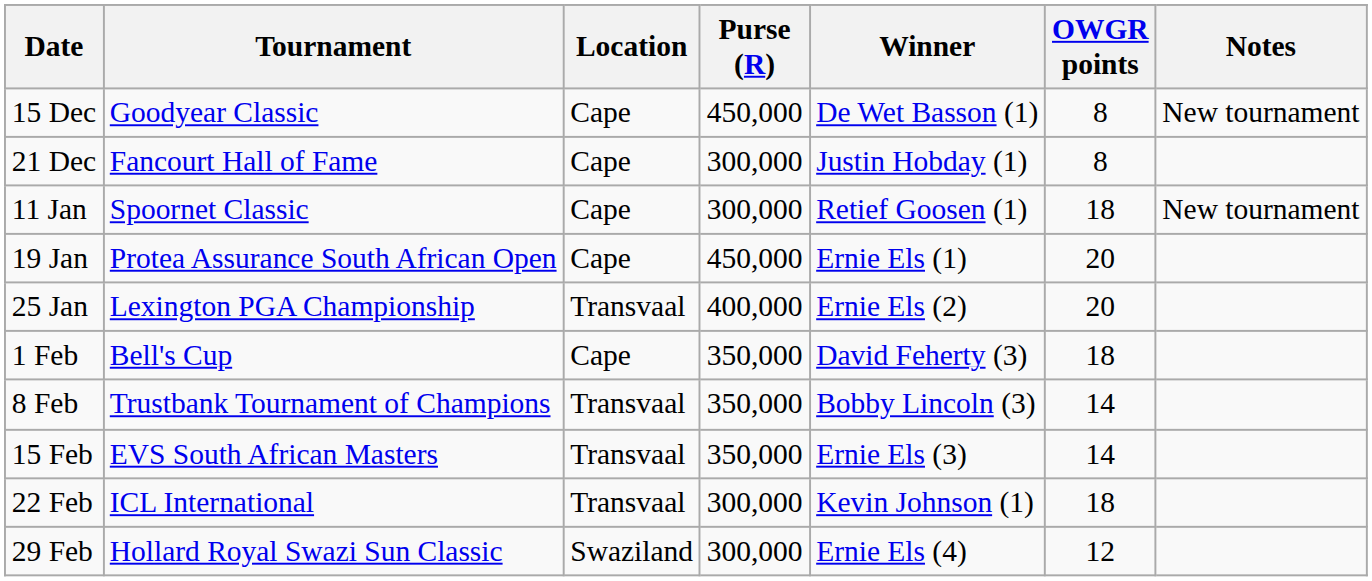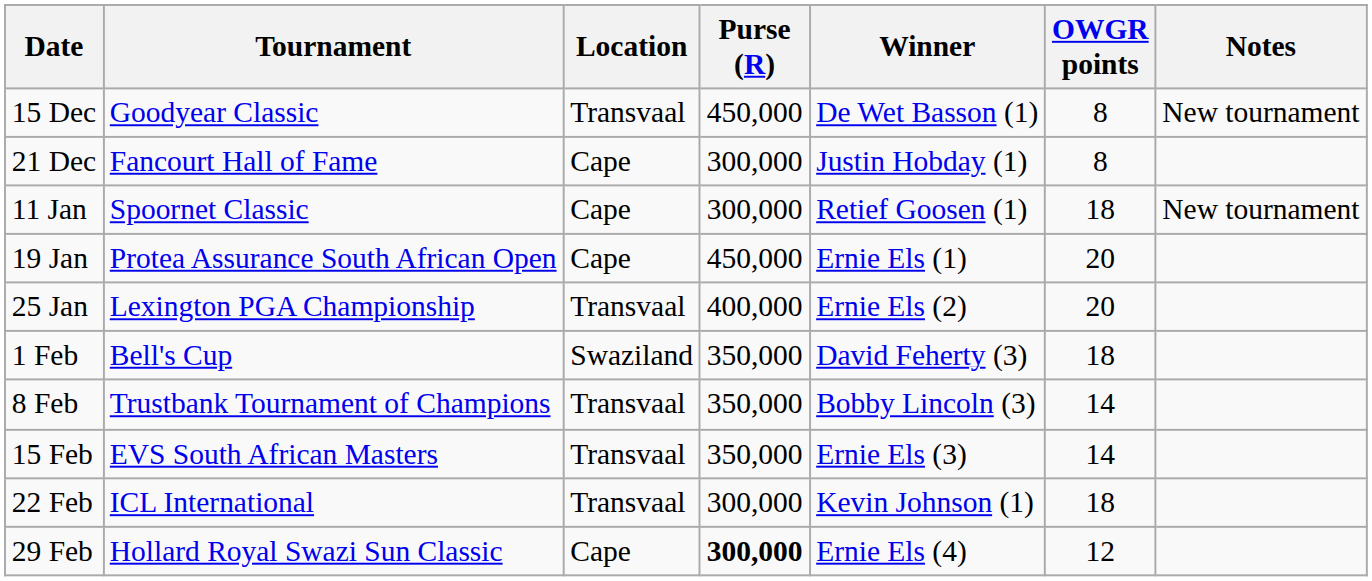(601, 112) Cape -> (628, 112) Transvaal
(601, 355) Cape -> (632, 355) Swaziland
(632, 550) Swaziland -> (601, 550) Cape
(755, 550) normal -> (755, 550) bold
